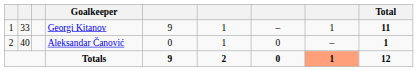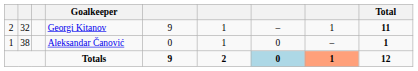(11, 27) 1 -> (11, 27) 2
(25, 27) 33 -> (25, 27) 32
(11, 43) 2 -> (11, 43) 1
(25, 43) 40 -> (25, 43) 38
(278, 59) no background -> (278, 59) lightblue background
